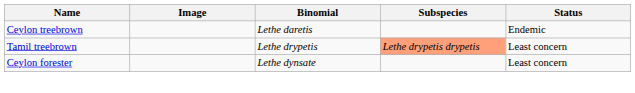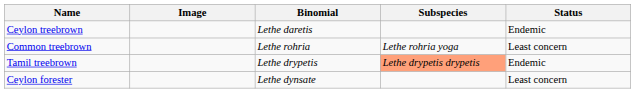+ row: (49, 46)
(538, 46) Least concern -> (527, 63) Endemic
